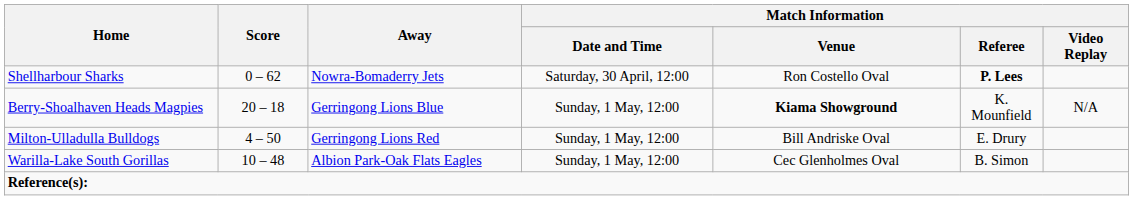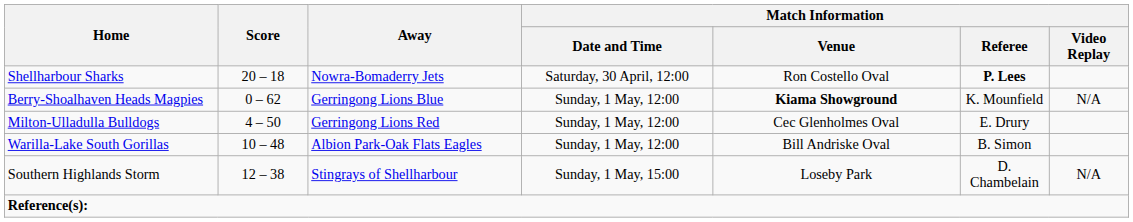(263, 76) 0 – 62 -> (263, 76) 20 – 18
(263, 107) 20 – 18 -> (263, 99) 0 – 62
(836, 138) Bill Andriske Oval -> (836, 122) Cec Glenholmes Oval
(836, 160) Cec Glenholmes Oval -> (836, 144) Bill Andriske Oval
+ row: (84, 175)
